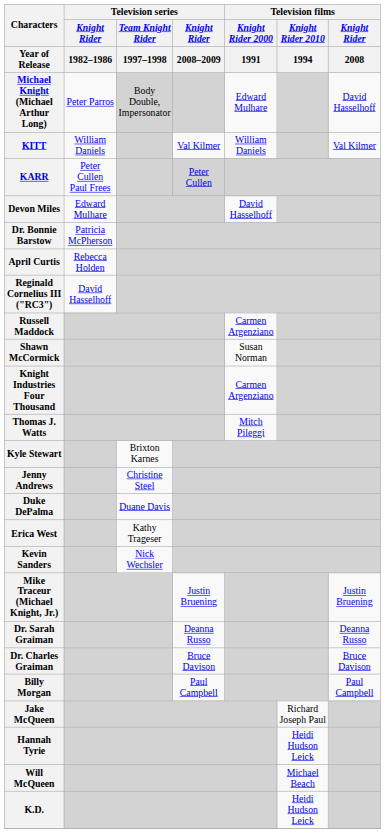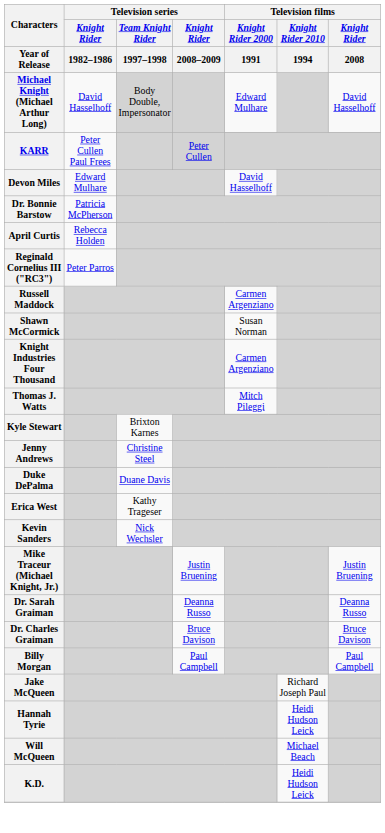(90, 102) Peter Parros -> (90, 102) David Hasselhoff
- row: (34, 145)
(90, 294) David Hasselhoff -> (90, 267) Peter Parros
